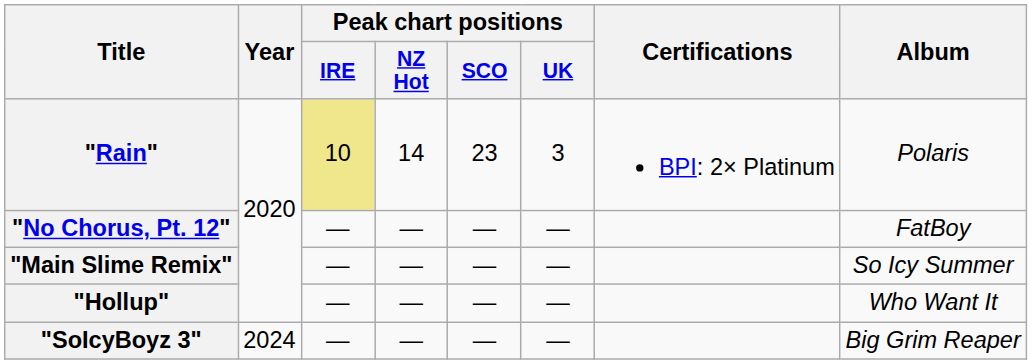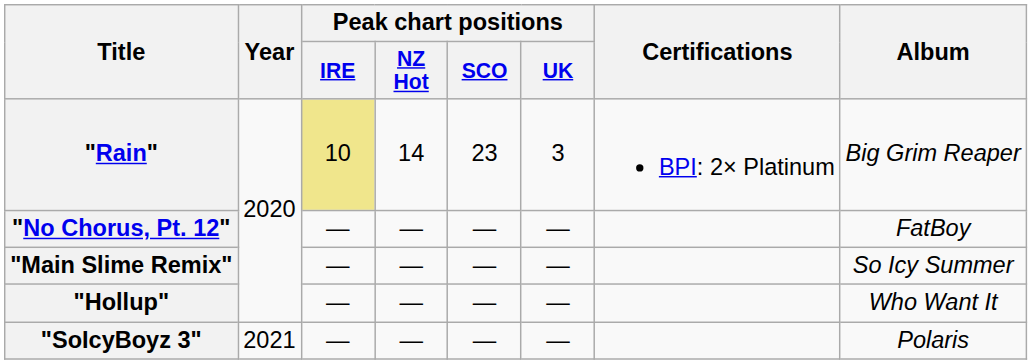(933, 154) Polaris -> (933, 154) Big Grim Reaper
(269, 340) 2024 -> (269, 340) 2021
(933, 340) Big Grim Reaper -> (933, 340) Polaris
